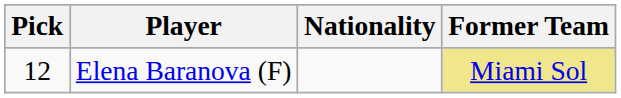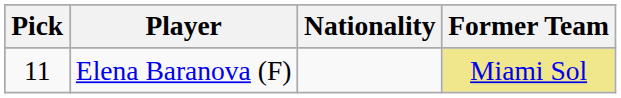(37, 69) 12 -> (37, 69) 11
